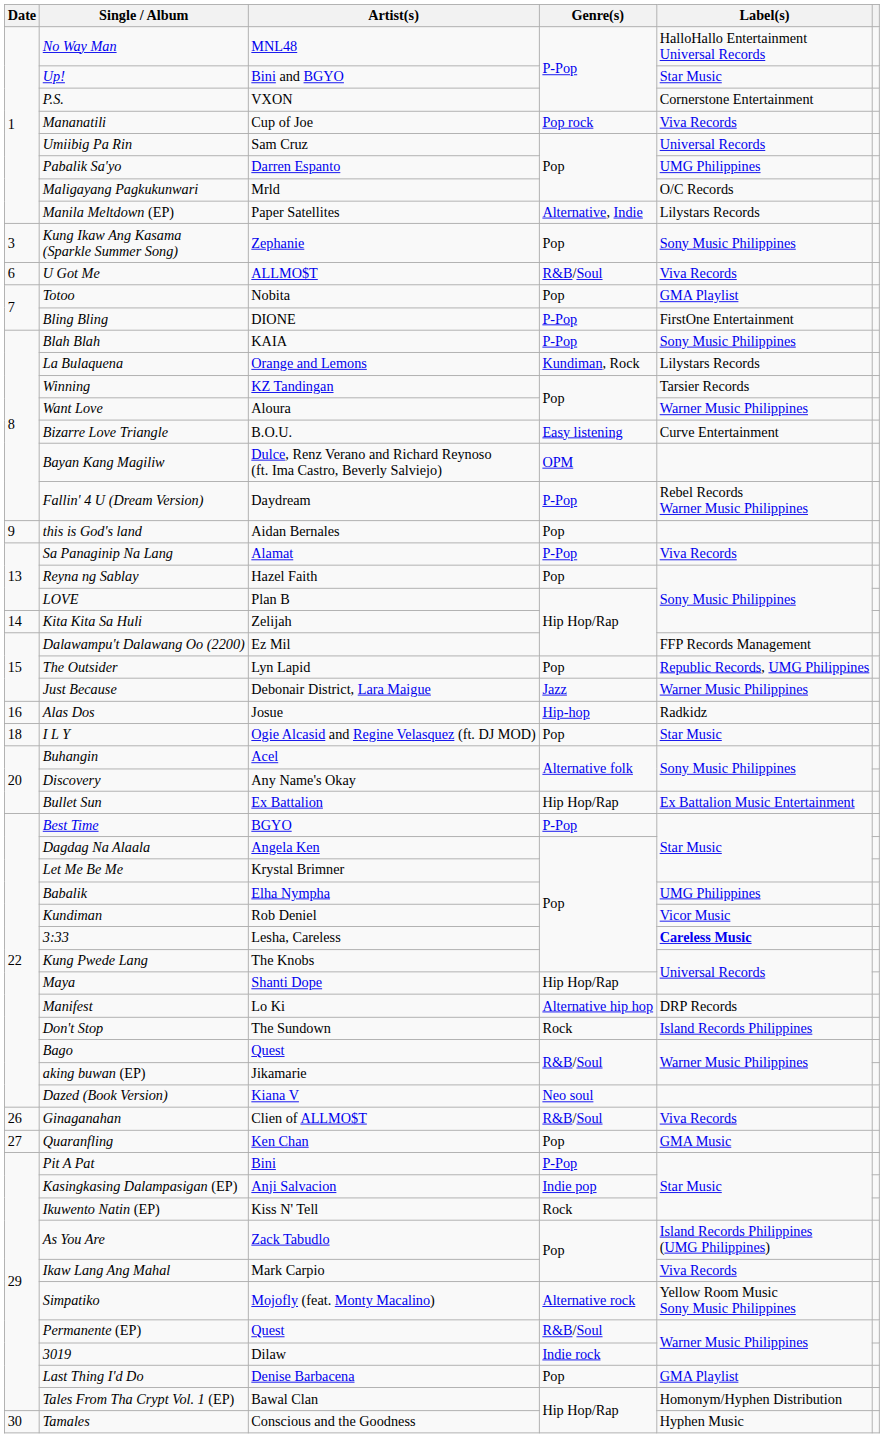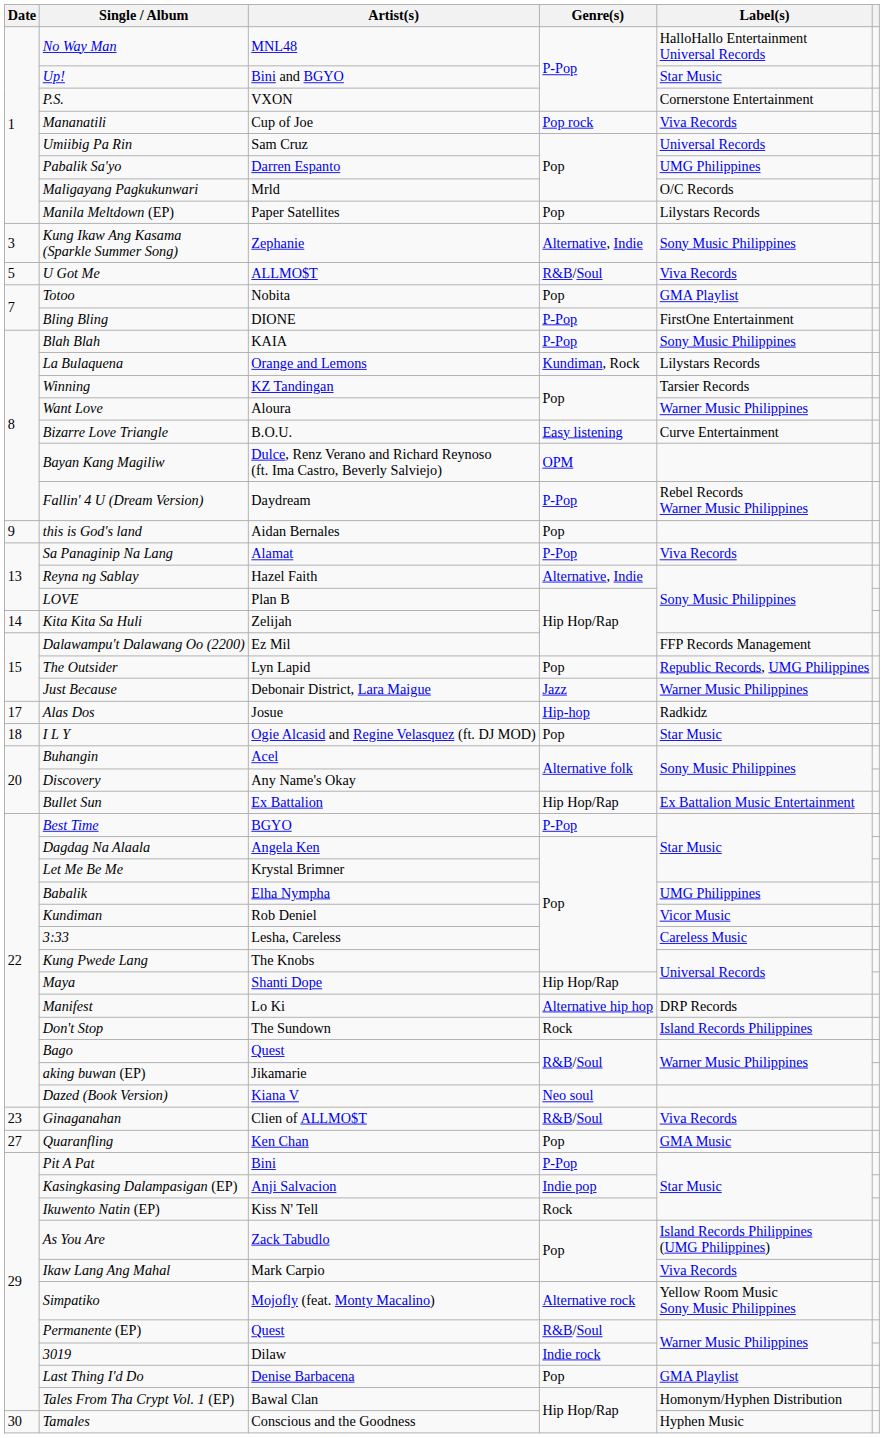(593, 212) Alternative, Indie -> (553, 212) Pop
(553, 243) Pop -> (593, 243) Alternative, Indie
(11, 273) 6 -> (11, 273) 5
(553, 576) Pop -> (593, 576) Alternative, Indie
(15, 712) 16 -> (15, 712) 17
(706, 938) bold -> (703, 938) normal
(15, 1118) 26 -> (15, 1118) 23
